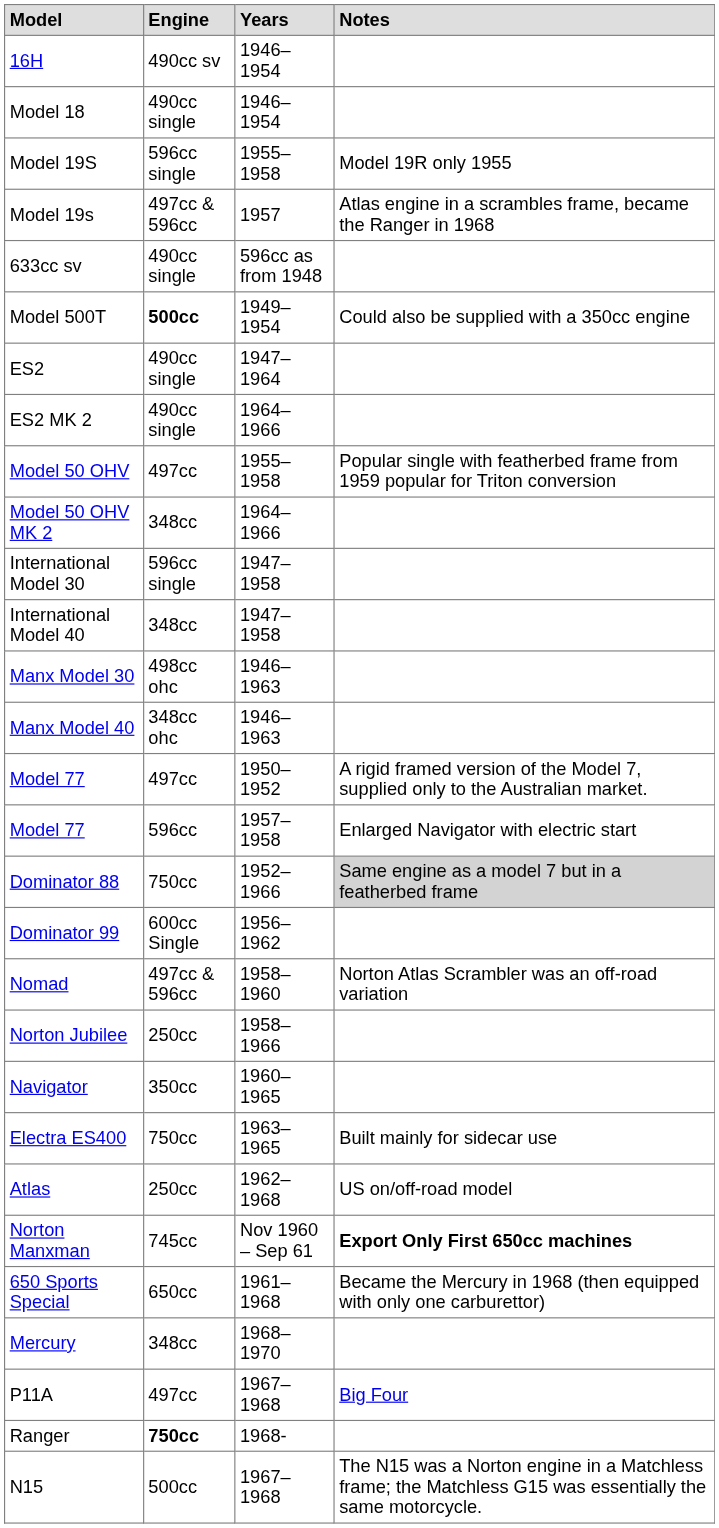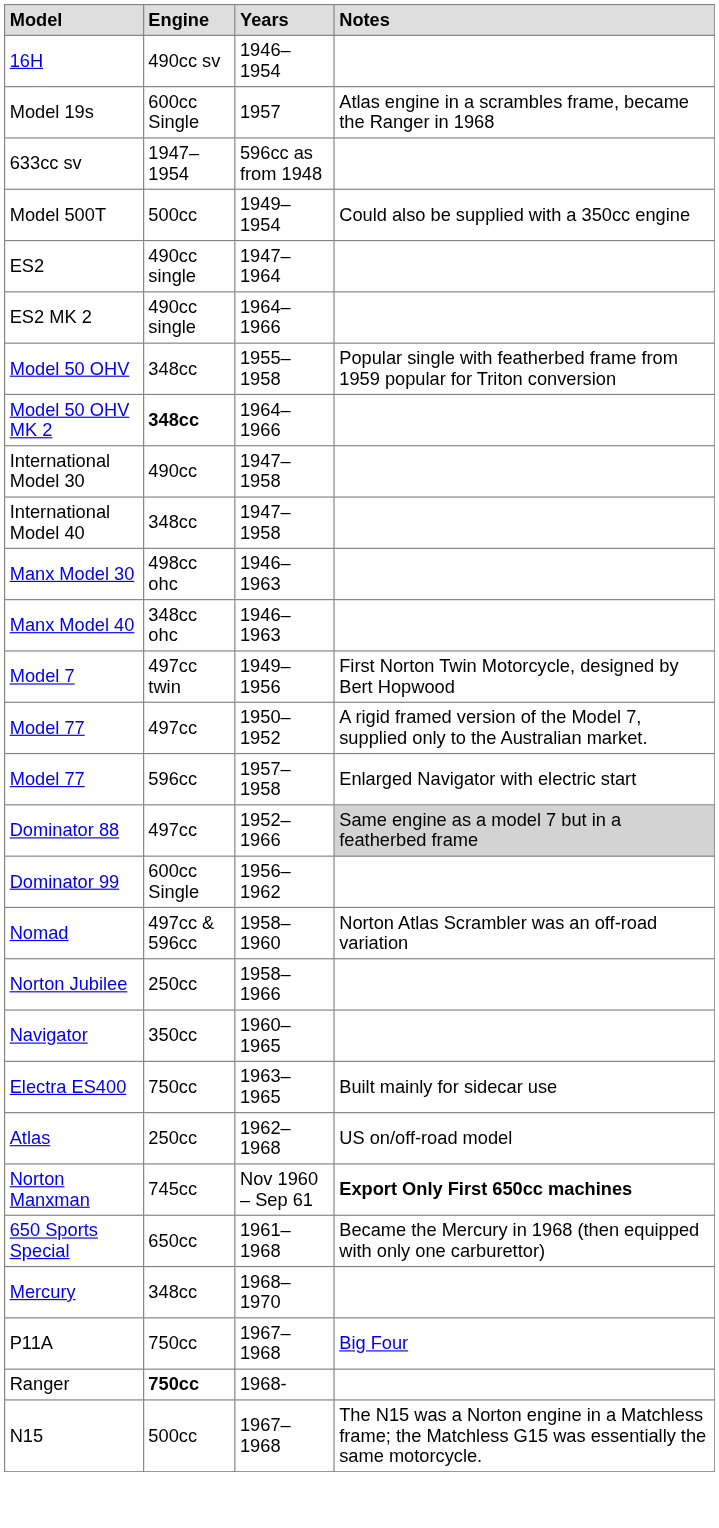- row: (47, 112)
- row: (53, 163)
(181, 214) 497cc & 596cc -> (174, 112) 600cc Single
(173, 266) 490cc single -> (174, 163) 1947–1954
(174, 317) bold -> (173, 214) normal
(173, 471) 497cc -> (173, 368) 348cc
(173, 522) normal -> (174, 420) bold
(173, 573) 596cc single -> (173, 471) 490cc
+ row: (42, 676)
(173, 881) 750cc -> (173, 830) 497cc
(173, 1394) 497cc -> (173, 1343) 750cc
